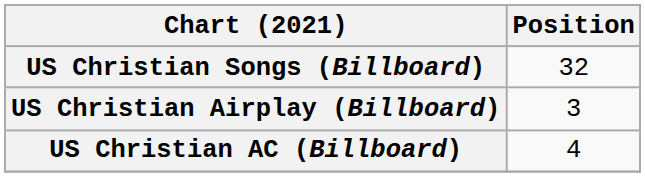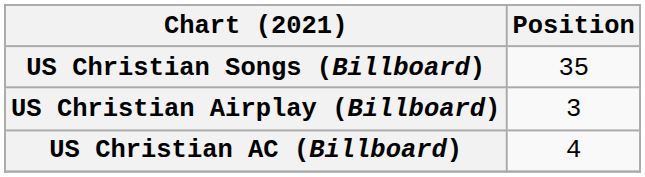(574, 67) 32 -> (574, 67) 35
